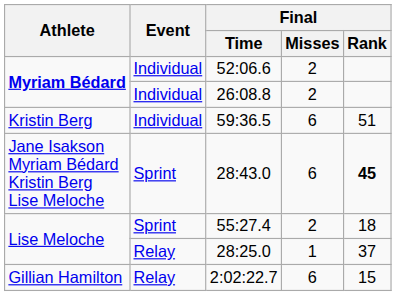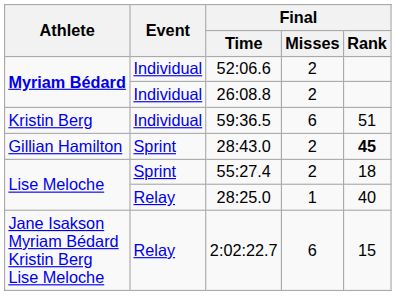(64, 173) Jane Isakson Myriam Bédard Kristin Berg Lise Meloche -> (65, 146) Gillian Hamilton
(312, 173) 6 -> (312, 146) 2
(367, 252) 37 -> (367, 198) 40
(65, 278) Gillian Hamilton -> (64, 251) Jane Isakson Myriam Bédard Kristin Berg Lise Meloche
